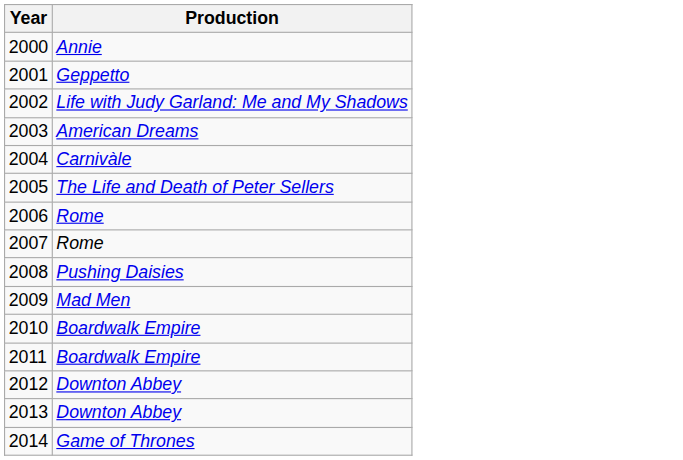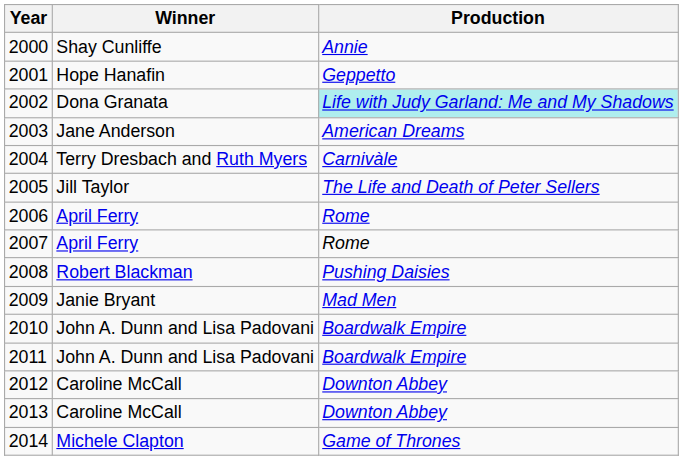+ column: (185, 18)
(232, 103) no background -> (498, 103) paleturquoise background
